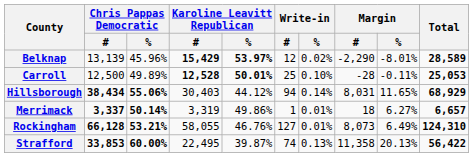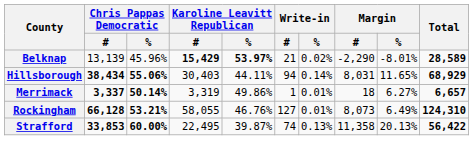(290, 59) 12 -> (290, 59) 21
- row: (44, 76)
(253, 93) 44.12% -> (253, 76) 44.11%
